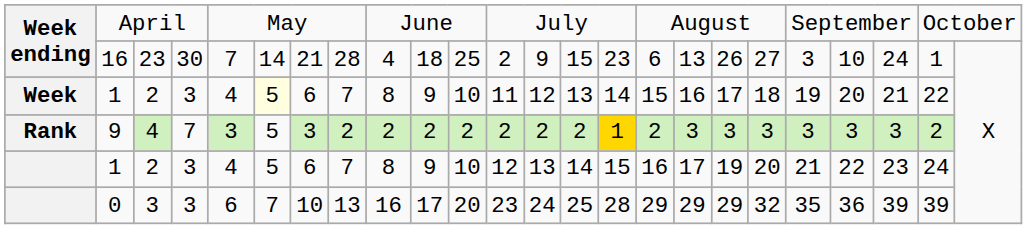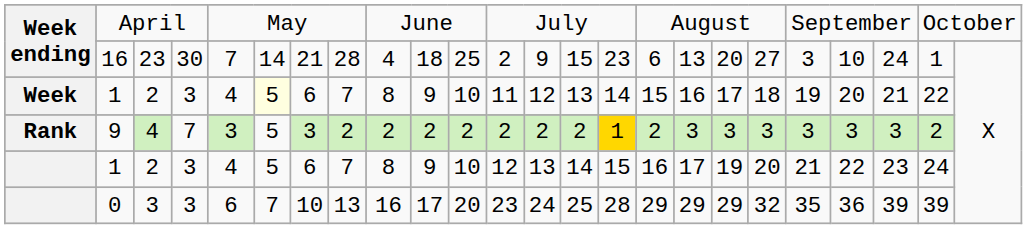(730, 60) 26 -> (730, 60) 20
